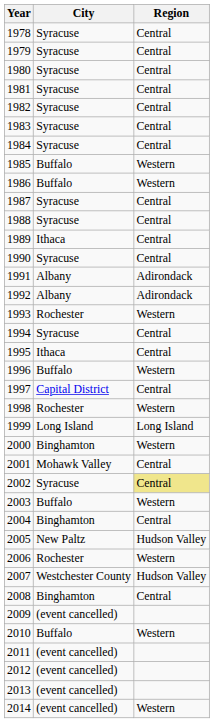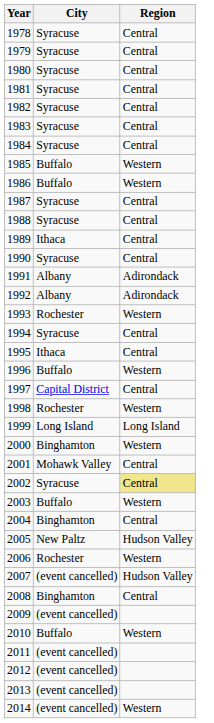(84, 577) Westchester County -> (77, 577) (event cancelled)
